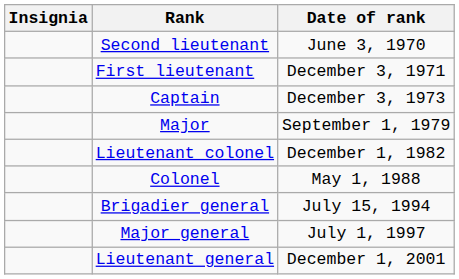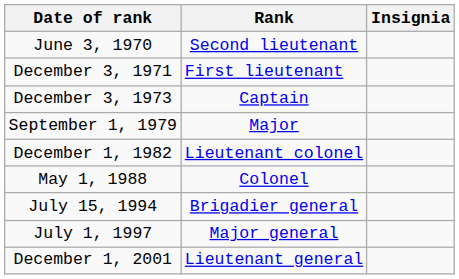columns swapped: (48, 18) <-> (366, 18)
